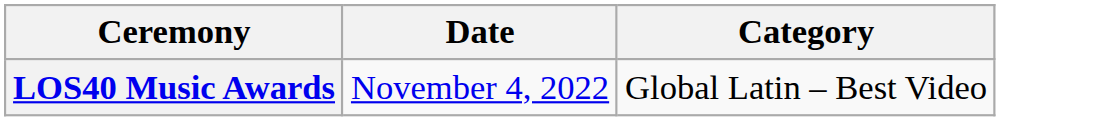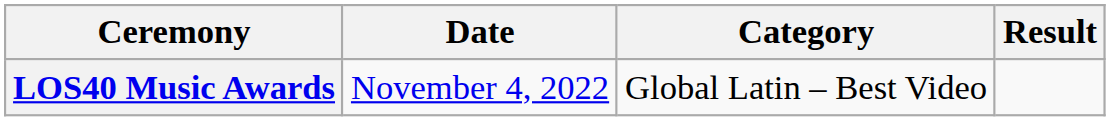+ column: (1050, 31)
